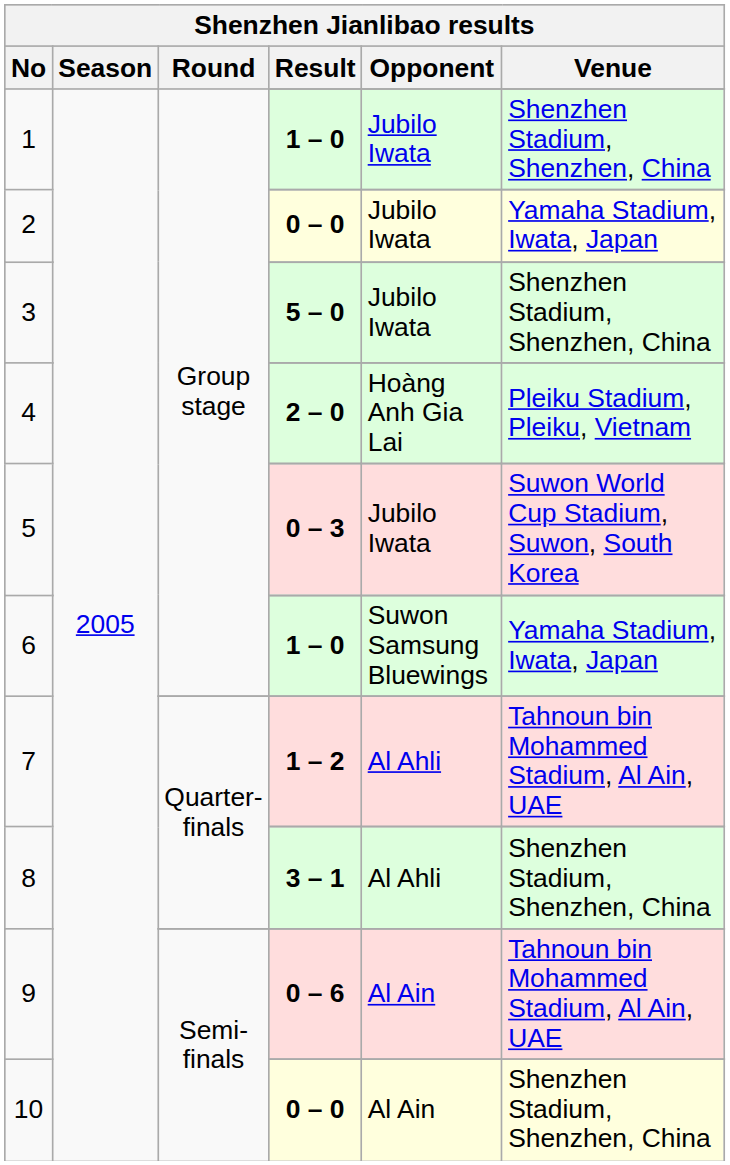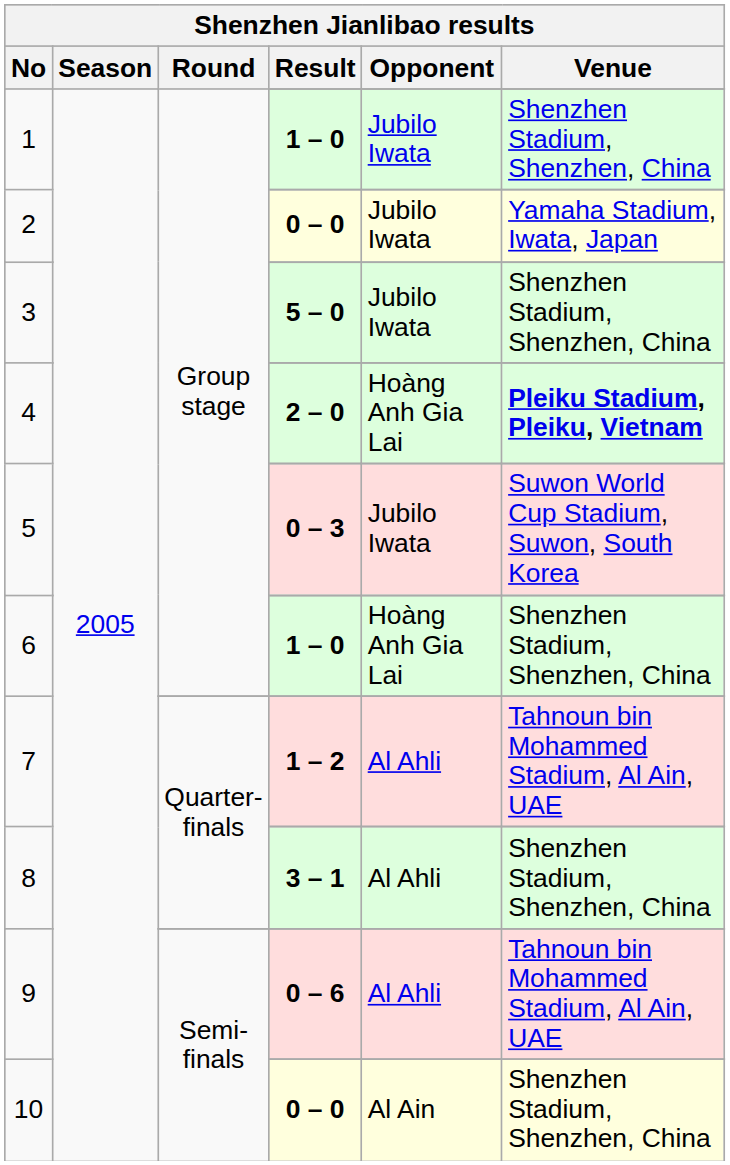(600, 412) normal -> (606, 412) bold
(428, 645) Suwon Samsung Bluewings -> (415, 645) Hoàng Anh Gia Lai
(612, 645) Yamaha Stadium, Iwata, Japan -> (609, 645) Shenzhen Stadium, Shenzhen, China
(401, 993) Al Ain -> (404, 993) Al Ahli
